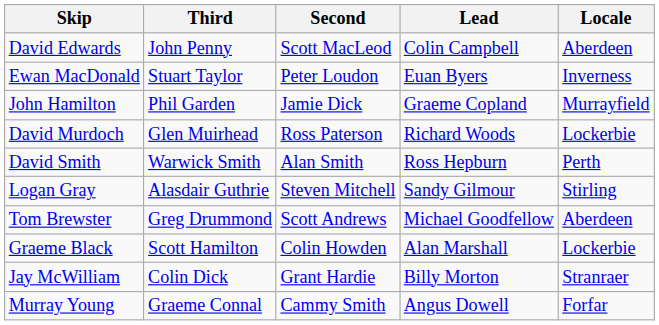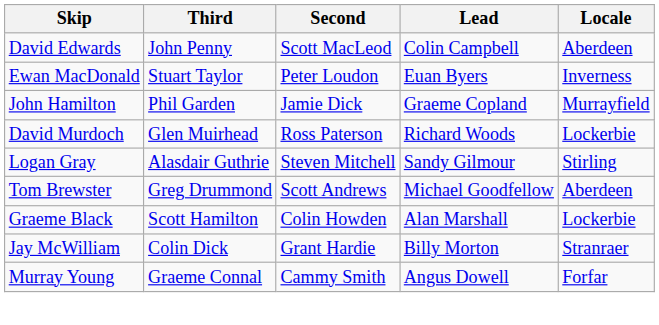- row: (55, 162)
